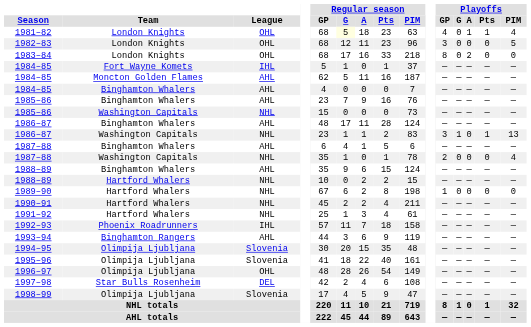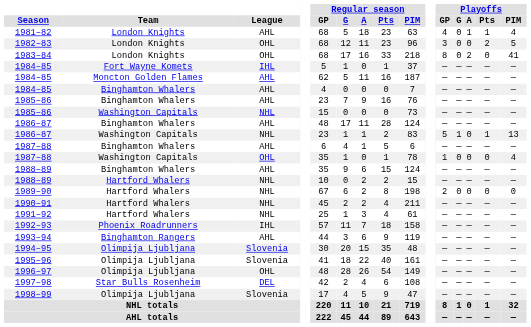(267, 32) OHL -> (267, 32) AHL
(346, 32) lightyellow background -> (346, 32) no background
(487, 44) 0 -> (487, 44) 2
(513, 55) 0 -> (513, 55) 41
(445, 135) 3 -> (445, 135) 5
(267, 158) NHL -> (267, 158) OHL
(445, 158) 2 -> (445, 158) 1
(445, 192) 1 -> (445, 192) 2
